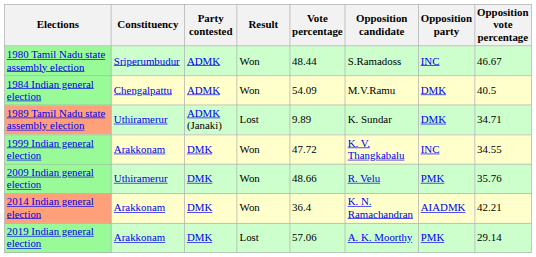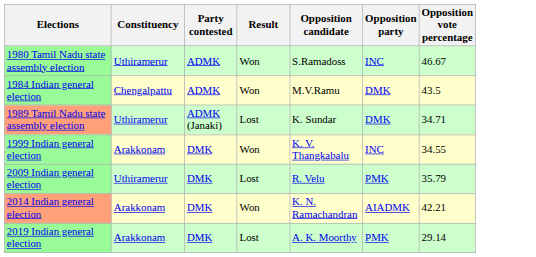- column: (317, 25)
(147, 60) Sriperumbudur -> (141, 60) Uthiramerur
(487, 90) 40.5 -> (431, 90) 43.5
(250, 178) Won -> (249, 178) Lost
(489, 178) 35.76 -> (434, 178) 35.79
